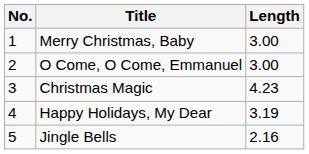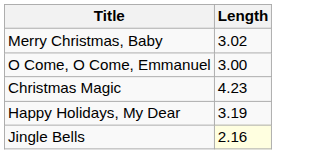- column: (20, 16)
(264, 40) 3.00 -> (233, 40) 3.02
(264, 137) no background -> (233, 137) lightyellow background
